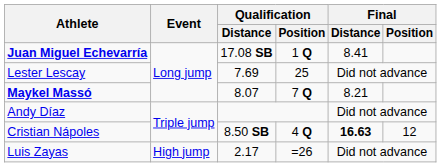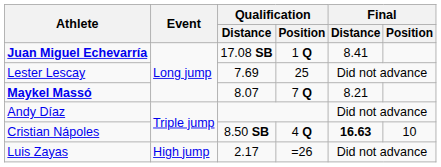(409, 132) 12 -> (409, 132) 10
